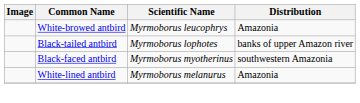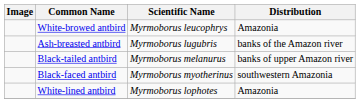+ row: (79, 43)
(174, 43) Myrmoborus lophotes -> (178, 59) Myrmoborus melanurus
(178, 75) Myrmoborus melanurus -> (174, 91) Myrmoborus lophotes
